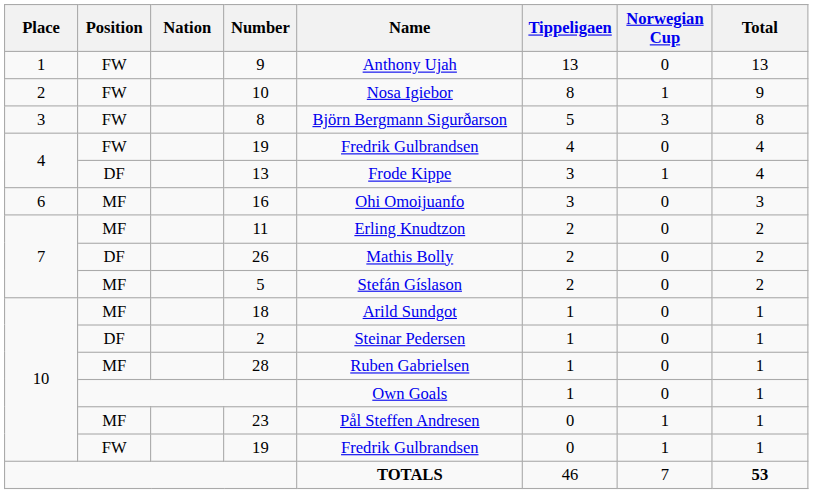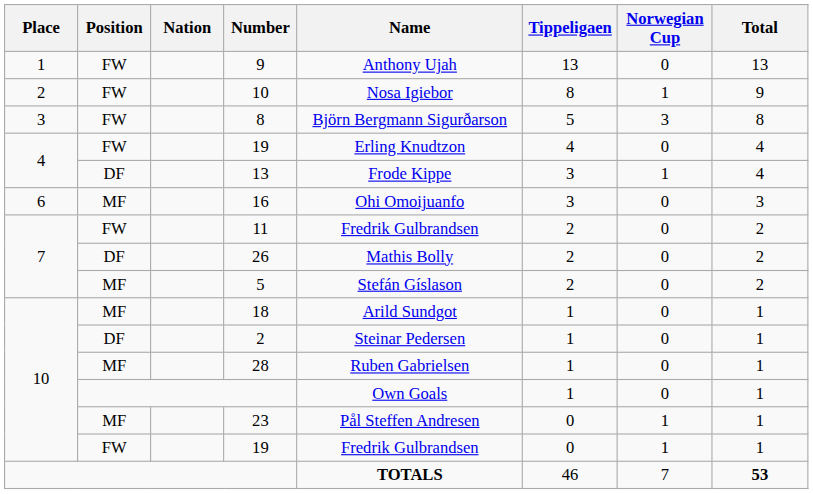(410, 147) Fredrik Gulbrandsen -> (410, 147) Erling Knudtzon
(114, 229) MF -> (114, 229) FW
(410, 229) Erling Knudtzon -> (410, 229) Fredrik Gulbrandsen
